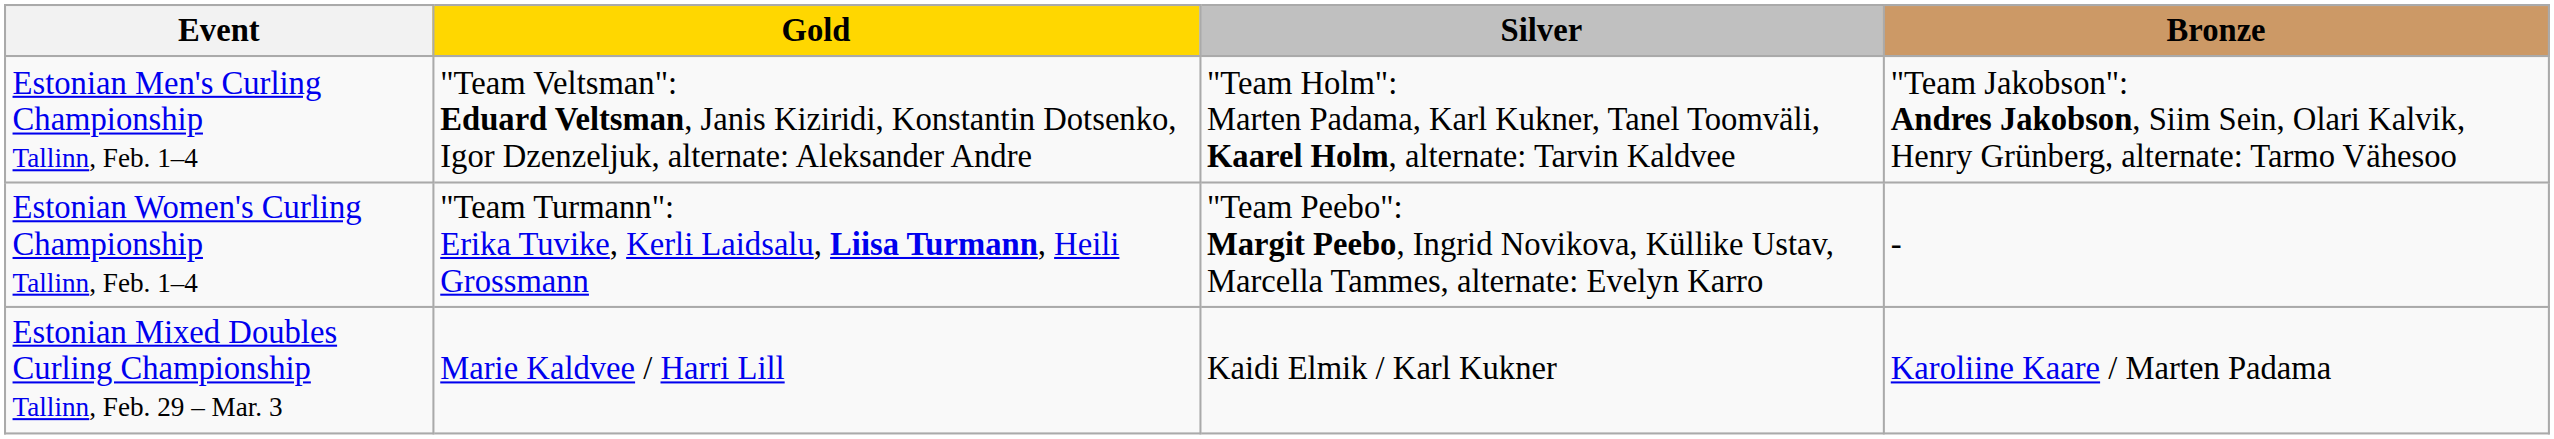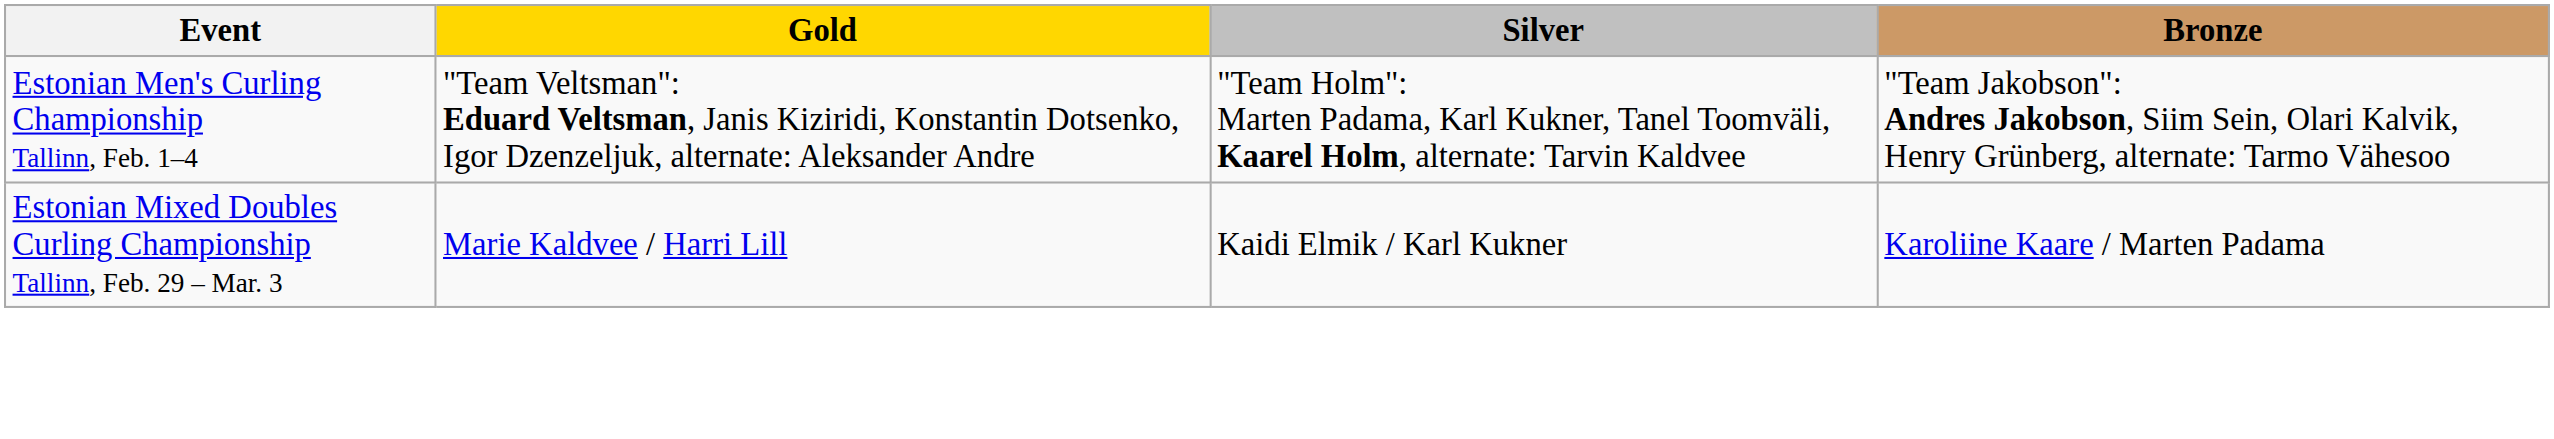- row: (187, 244)
